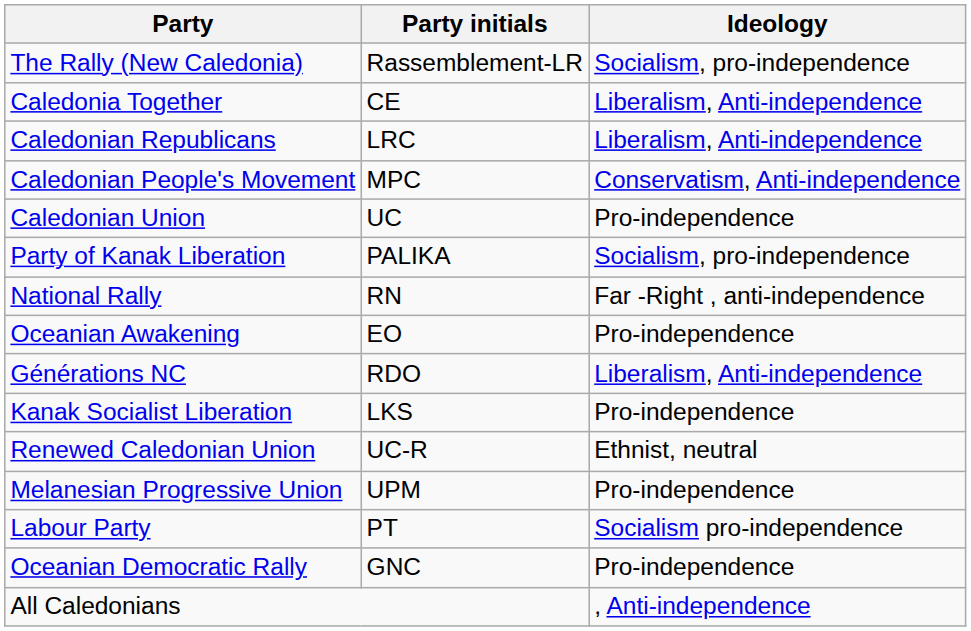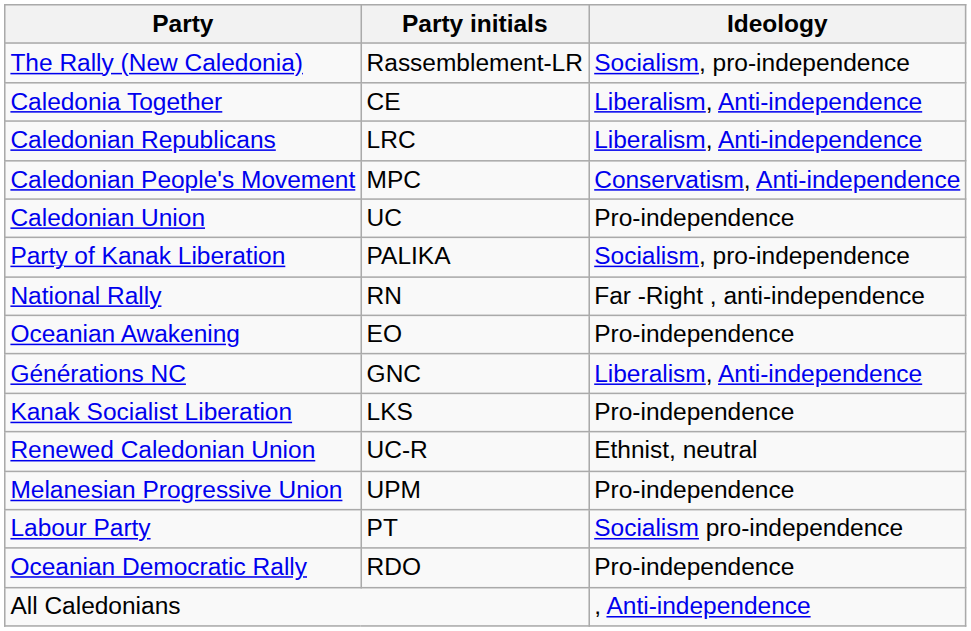(394, 373) RDO -> (394, 373) GNC
(394, 567) GNC -> (394, 567) RDO
